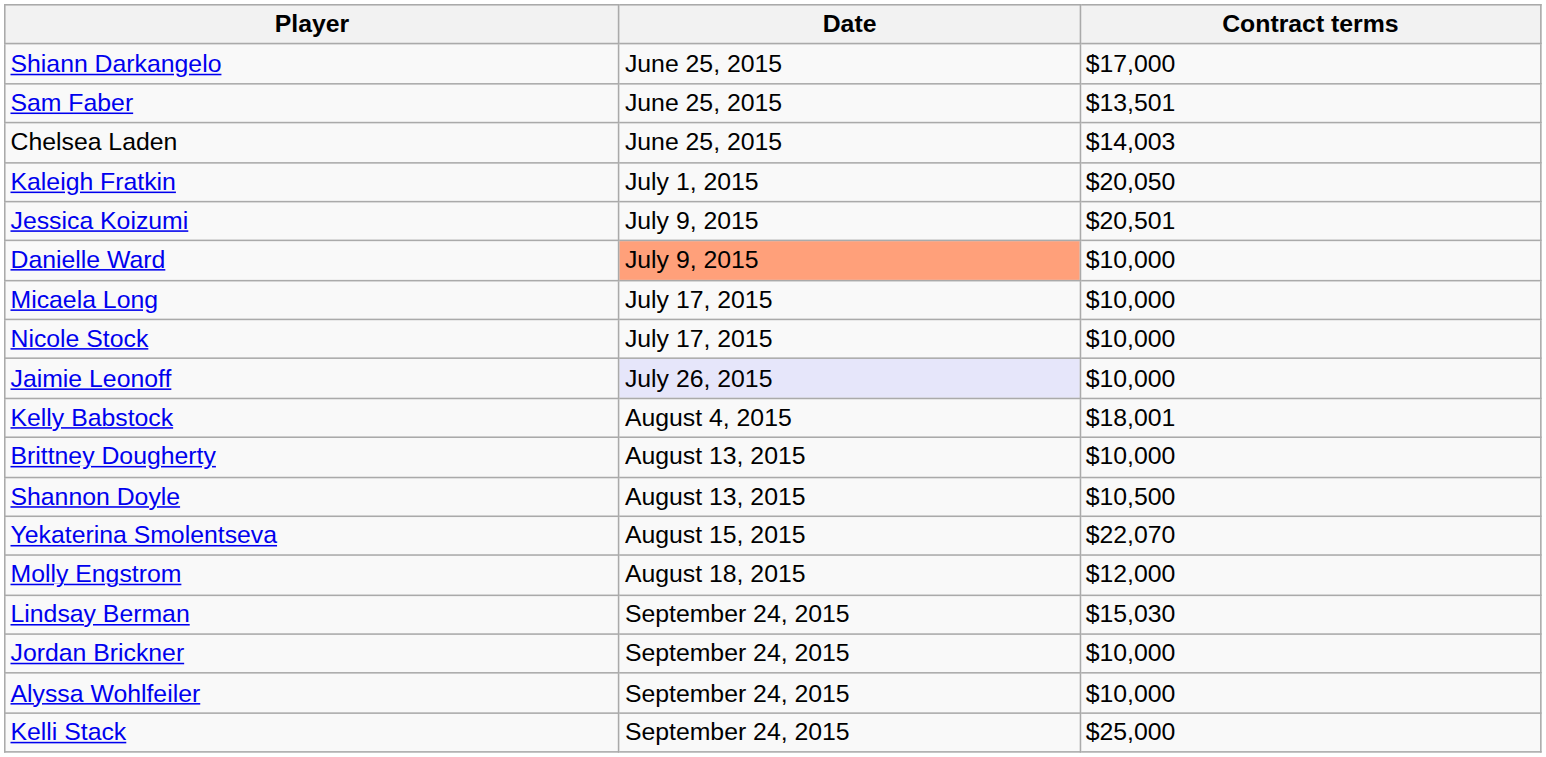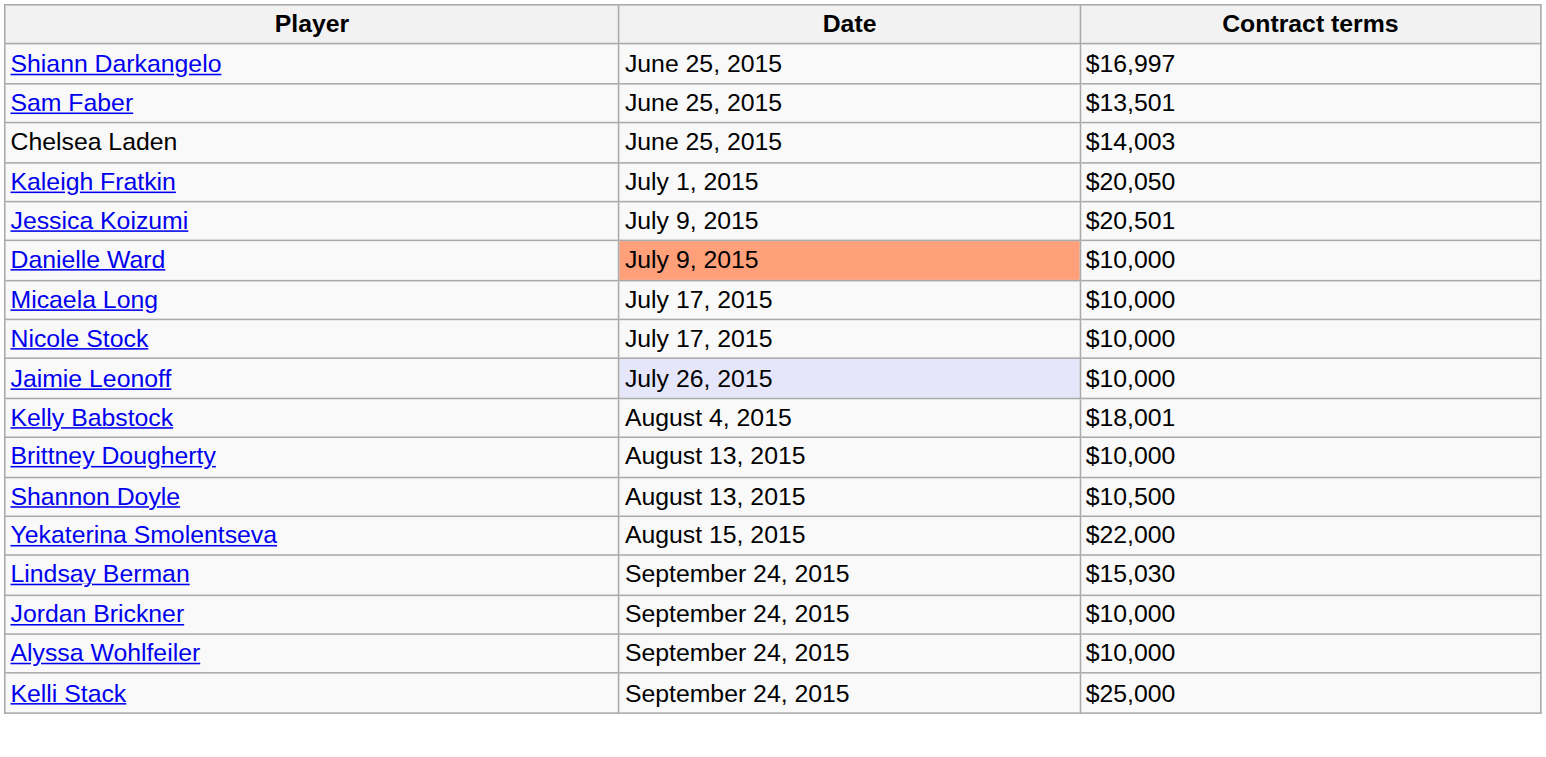(1131, 63) $17,000 -> (1131, 63) $16,997
(1131, 535) $22,070 -> (1131, 535) $22,000
- row: (96, 574)
